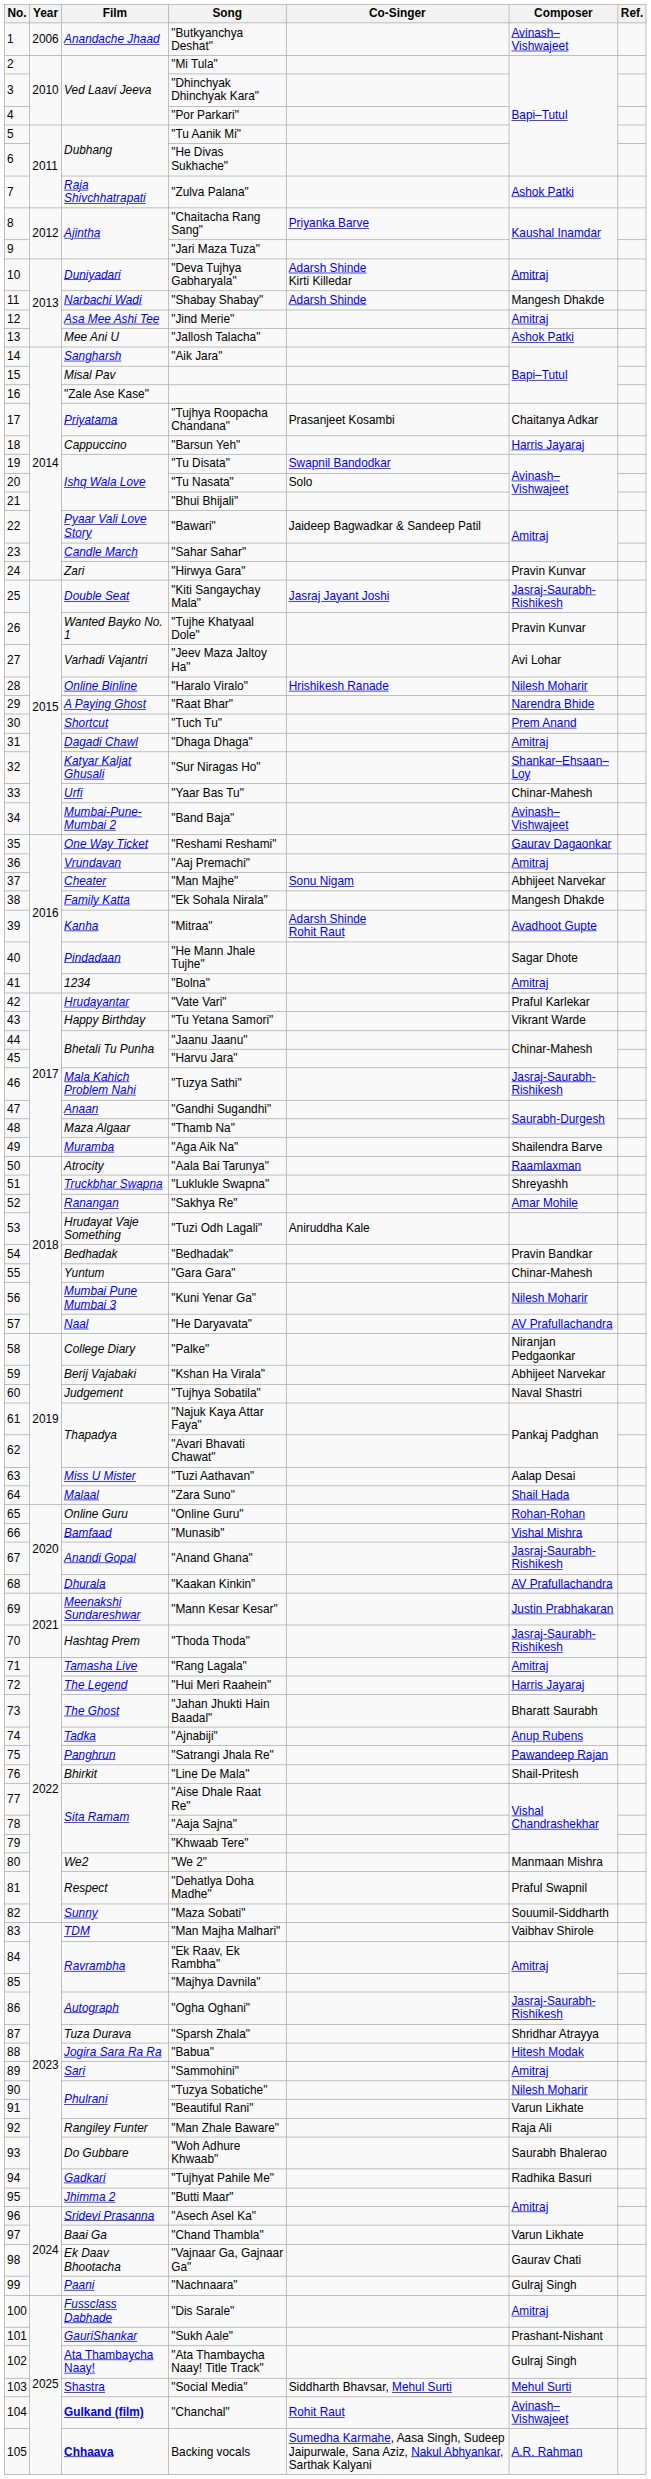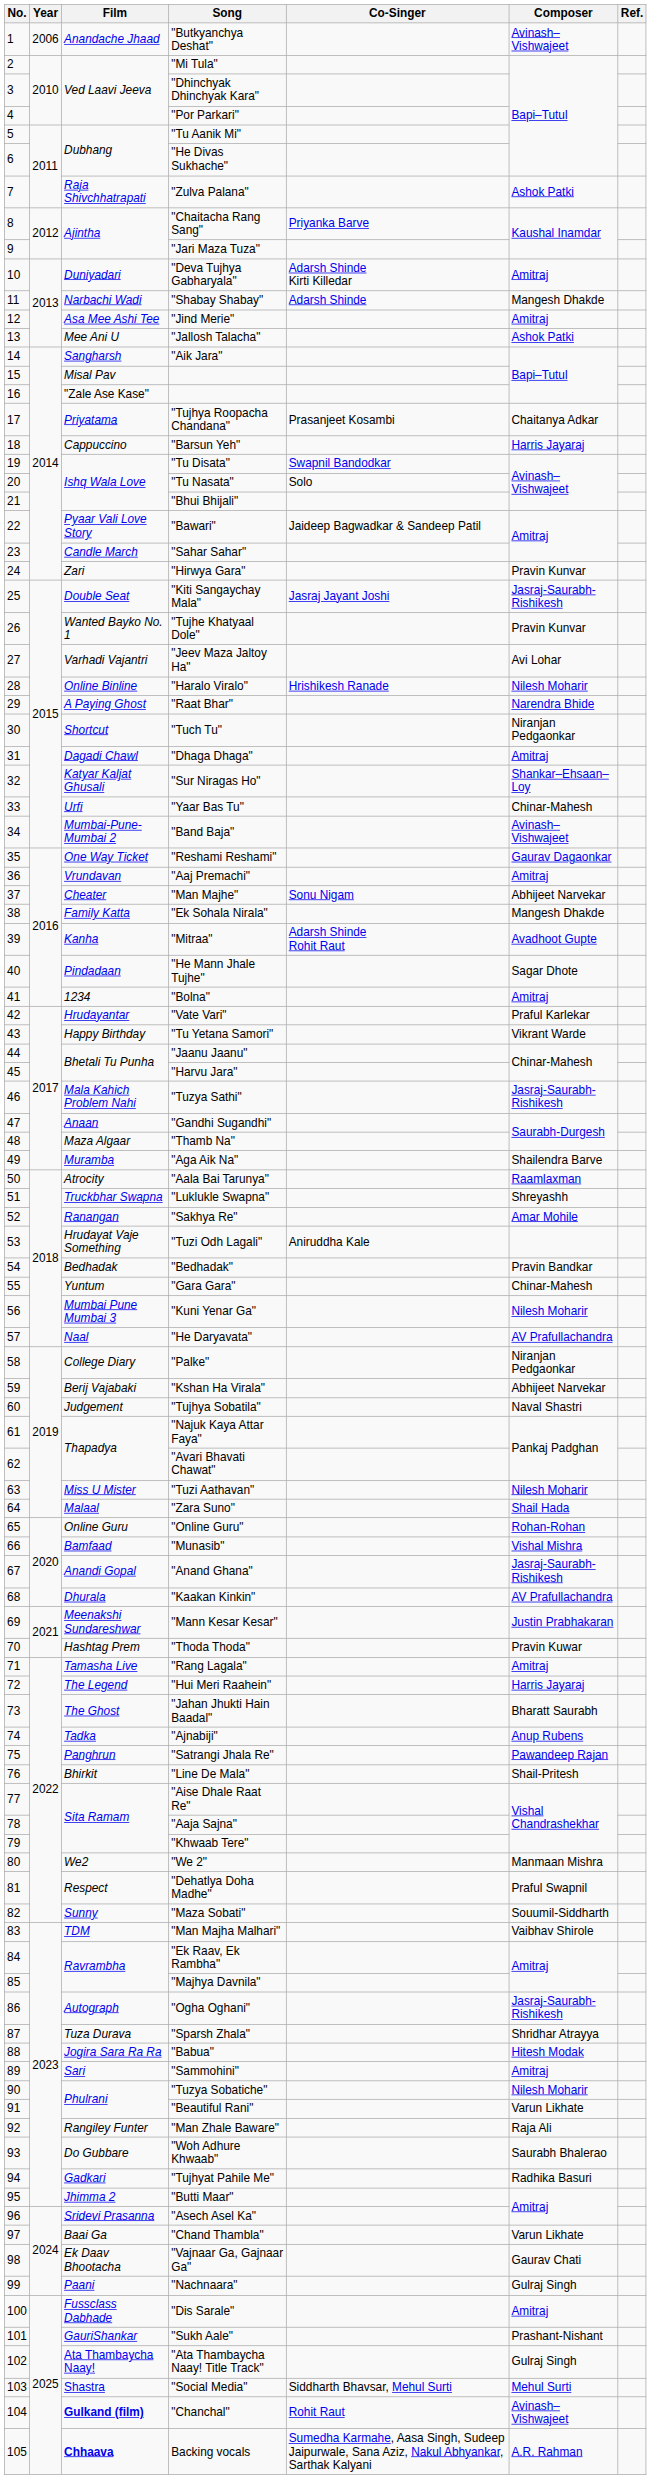(544, 723) Prem Anand -> (543, 730) Niranjan Pedgaonkar
(543, 1476) Aalap Desai -> (550, 1489) Nilesh Moharir
(554, 1641) Jasraj-Saurabh-Rishikesh -> (547, 1647) Pravin Kuwar
